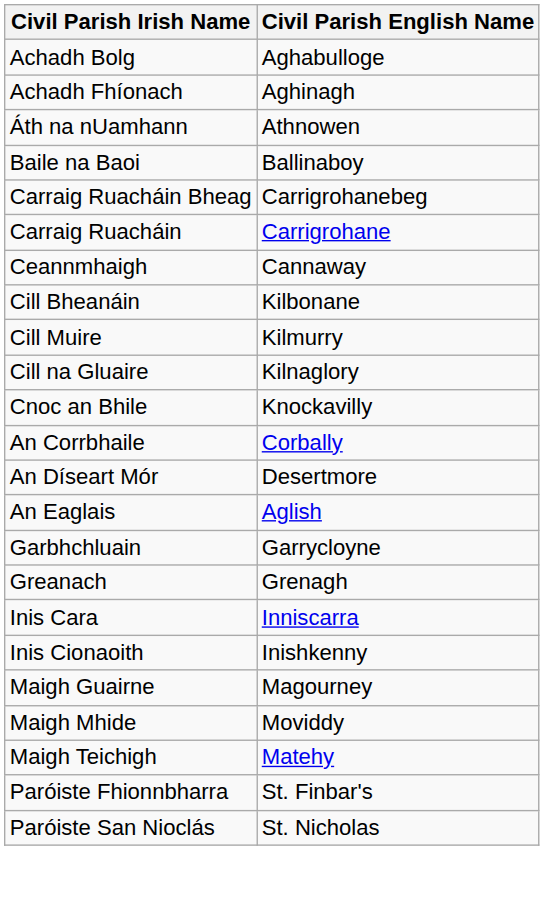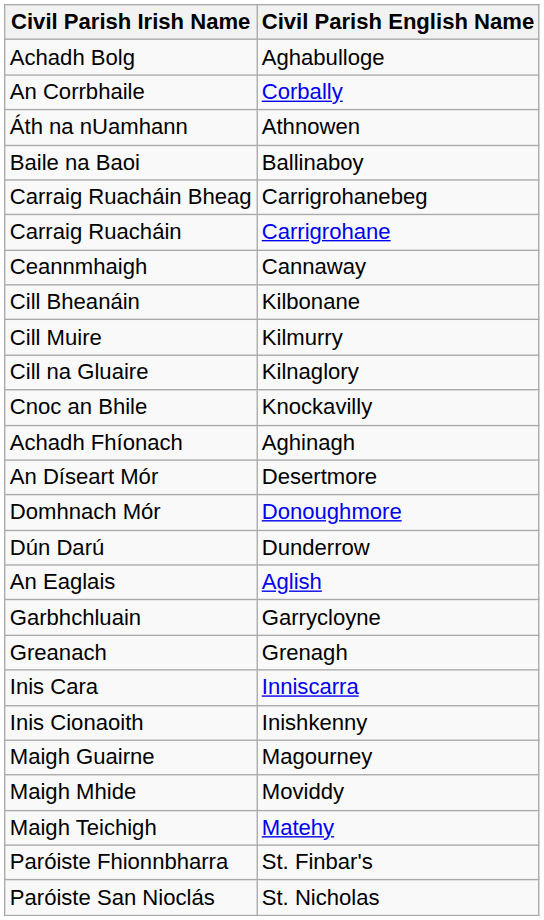rows swapped: (96, 92) <-> (77, 442)
+ row: (85, 512)
+ row: (57, 547)
